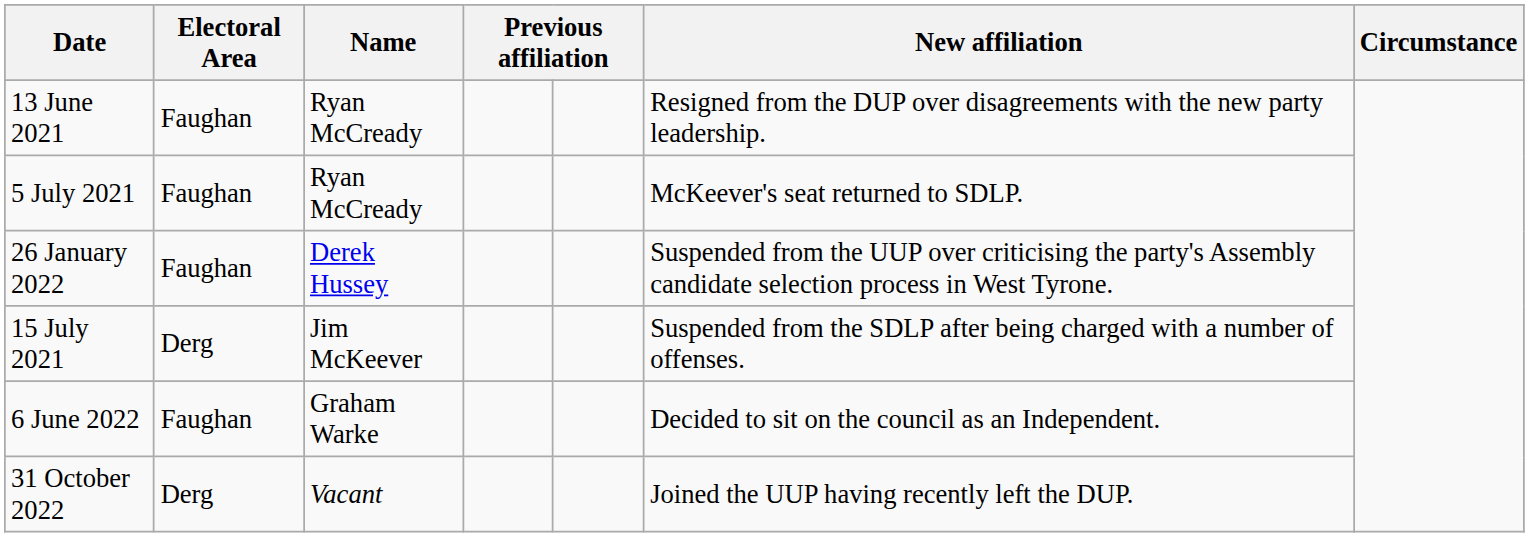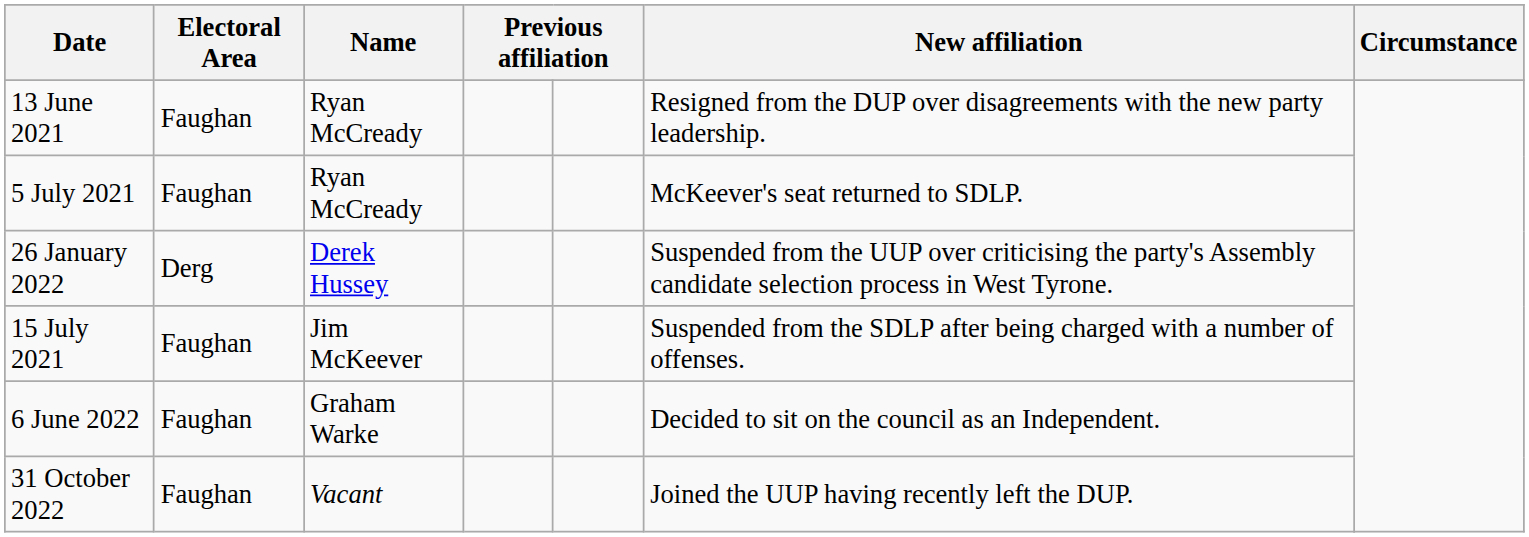(206, 268) Faughan -> (187, 268) Derg
(187, 343) Derg -> (206, 343) Faughan
(187, 494) Derg -> (206, 494) Faughan
